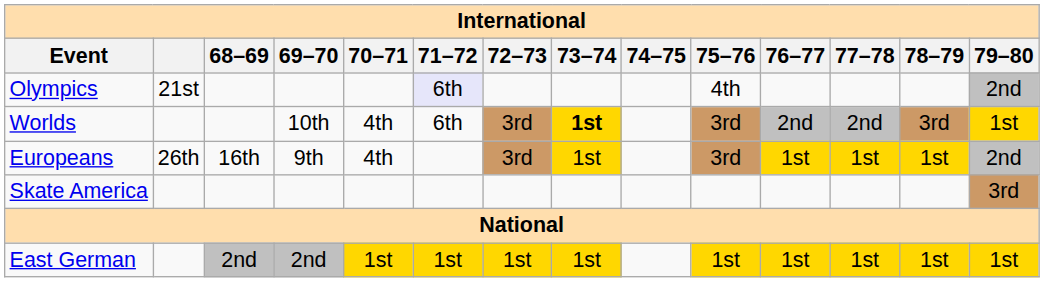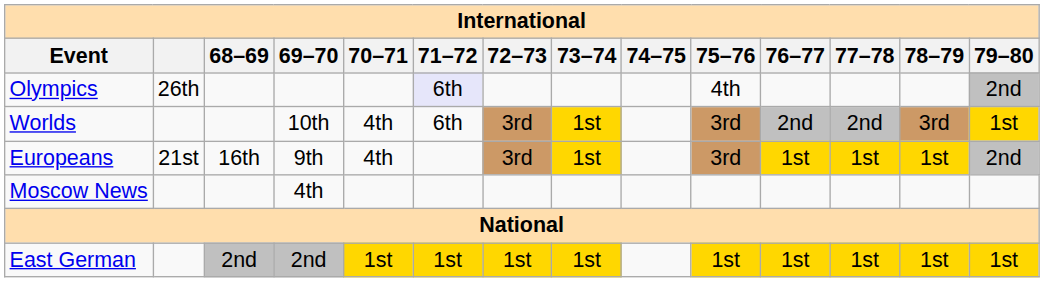(179, 89) 21st -> (179, 89) 26th
(587, 123) bold -> (587, 123) normal
(179, 157) 26th -> (179, 157) 21st
- row: (79, 191)
+ row: (79, 191)
